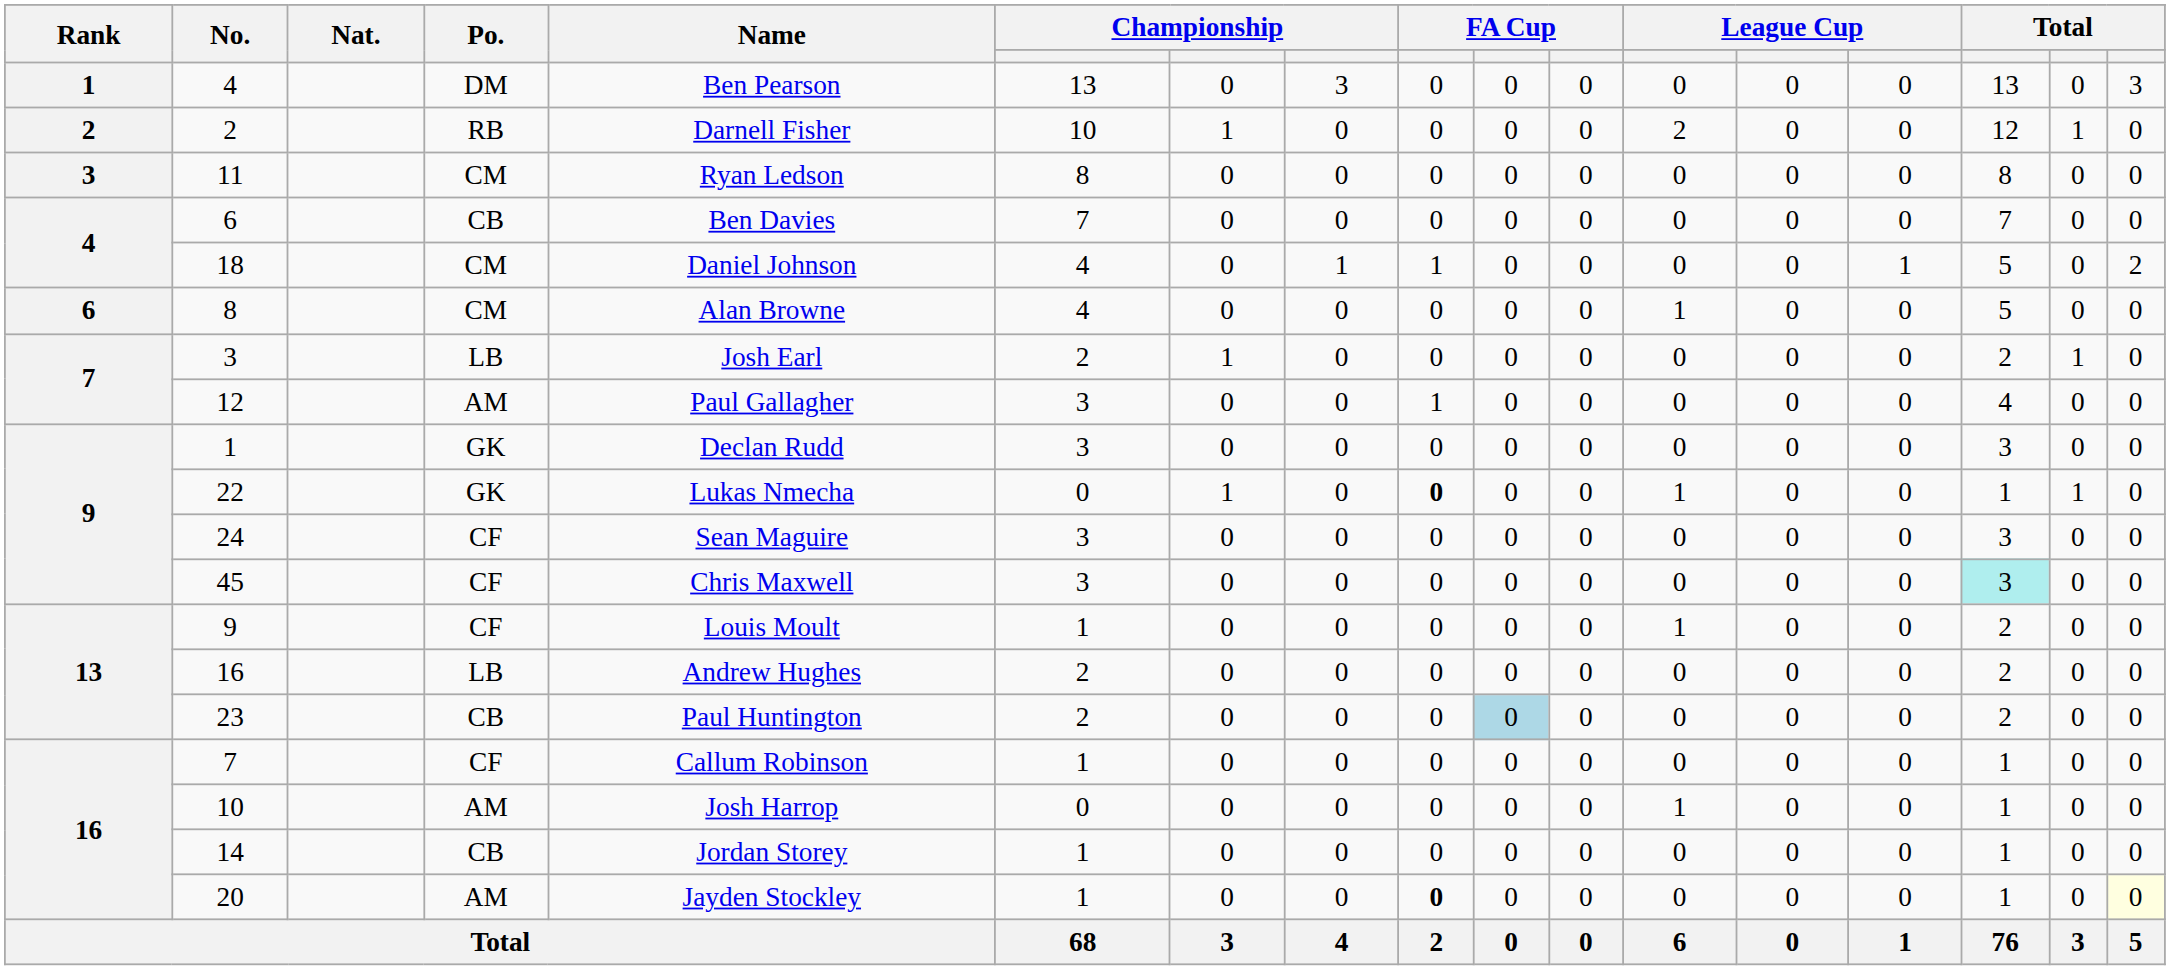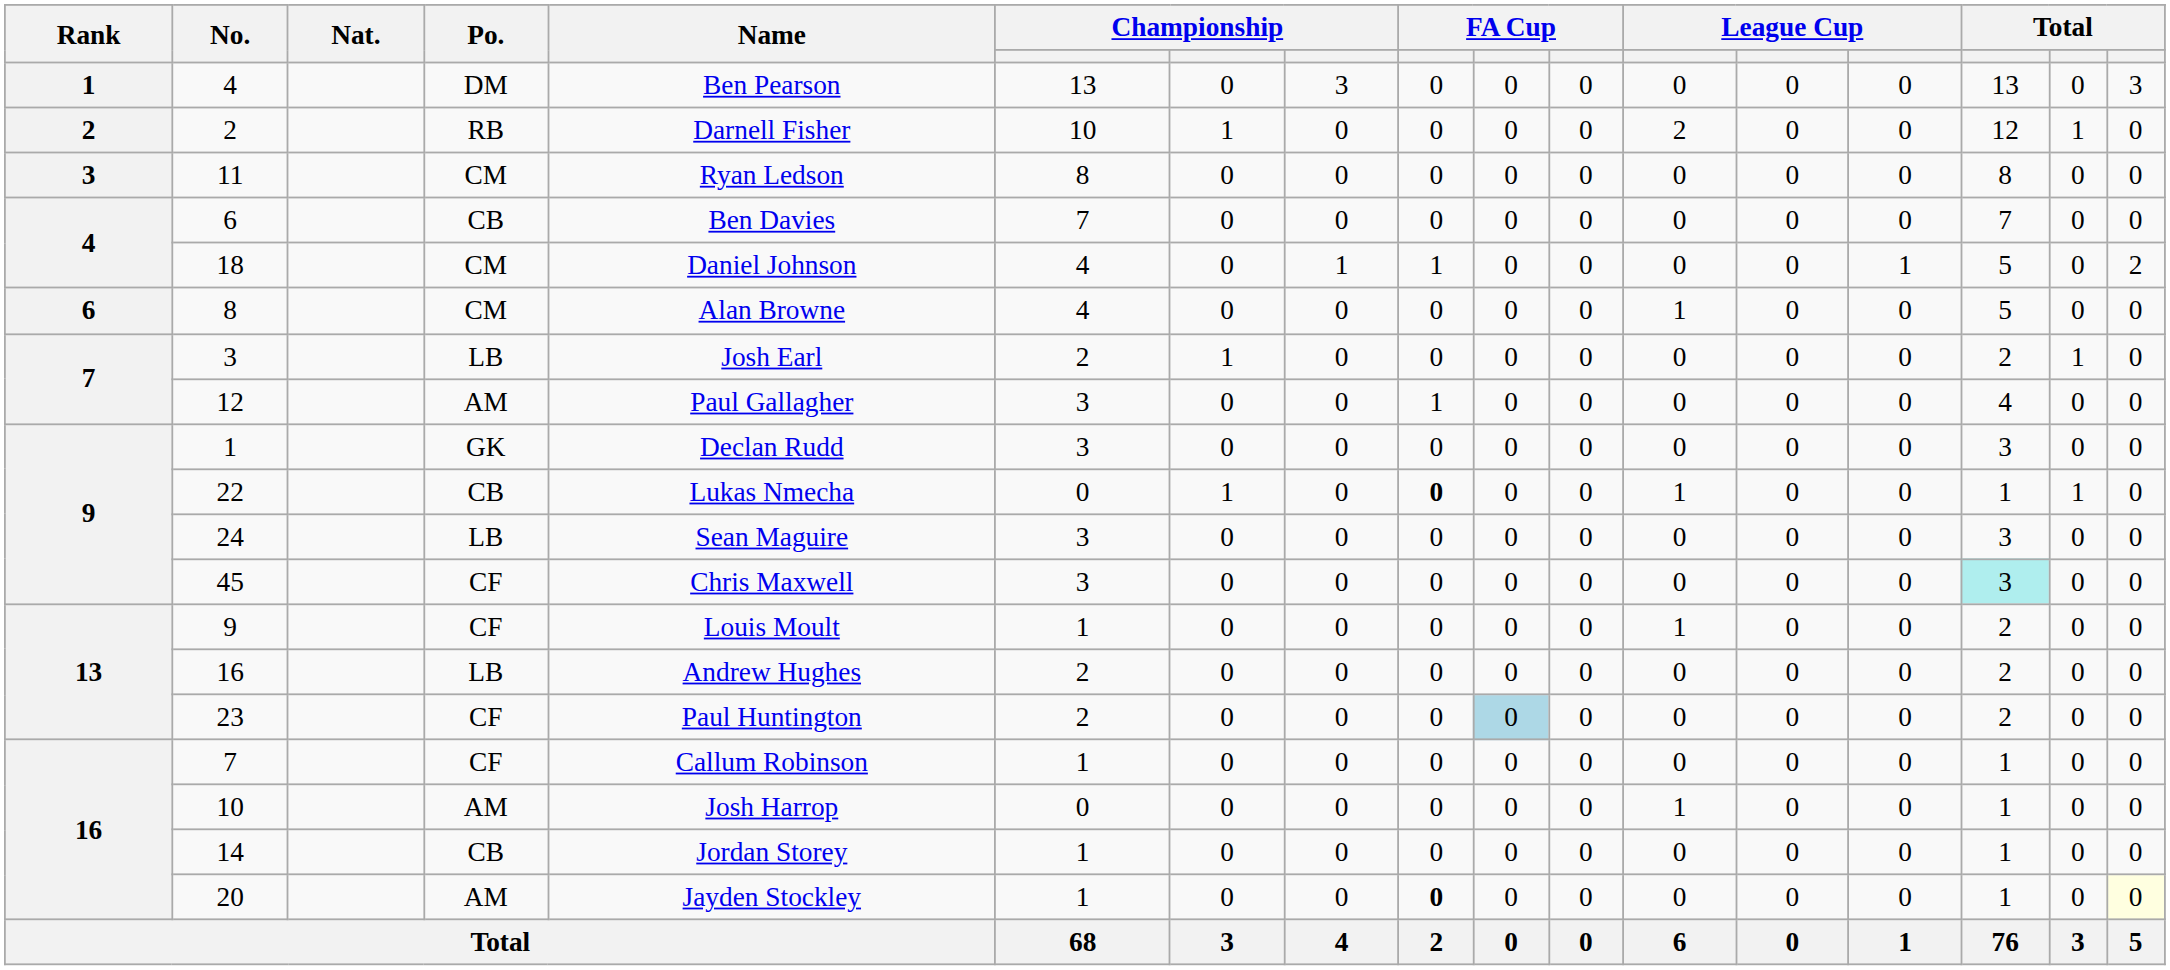(486, 491) GK -> (486, 491) CB
(486, 536) CF -> (486, 536) LB
(486, 716) CB -> (486, 716) CF
